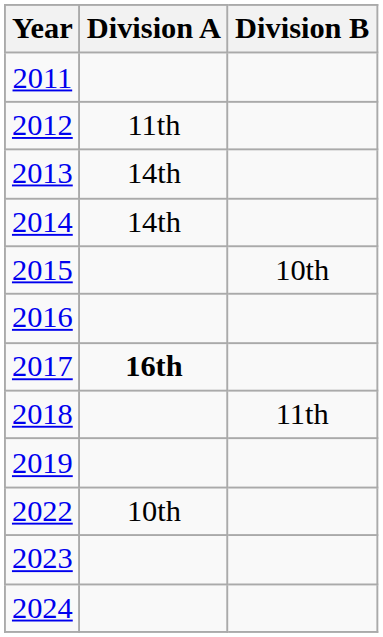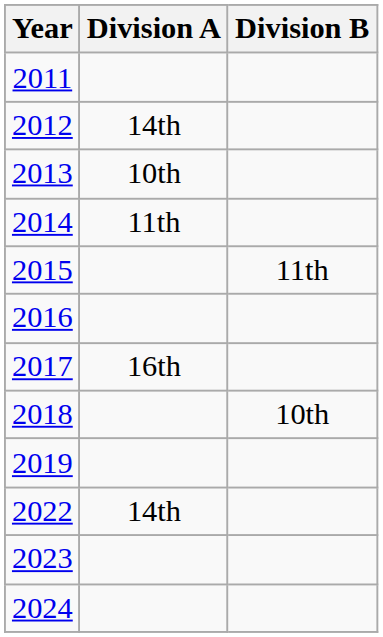(154, 125) 11th -> (154, 125) 14th
(154, 173) 14th -> (154, 173) 10th
(154, 221) 14th -> (154, 221) 11th
(302, 269) 10th -> (302, 269) 11th
(154, 366) bold -> (154, 366) normal
(302, 414) 11th -> (302, 414) 10th
(154, 510) 10th -> (154, 510) 14th
